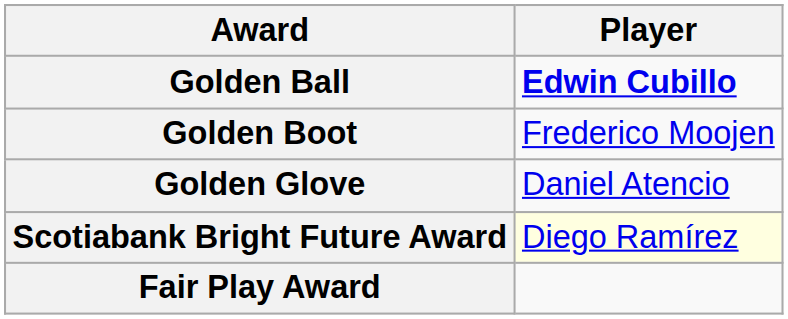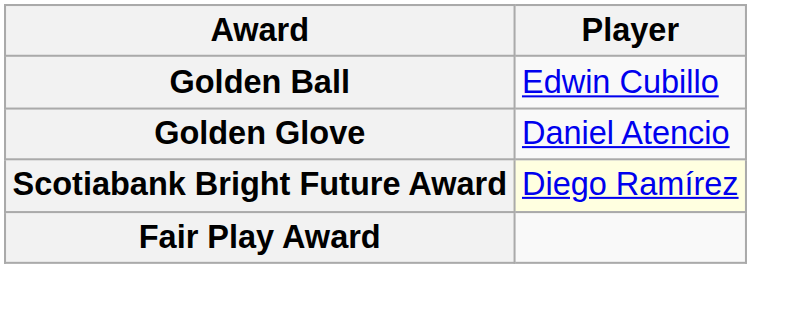(629, 81) bold -> (620, 81) normal
- row: (260, 133)
